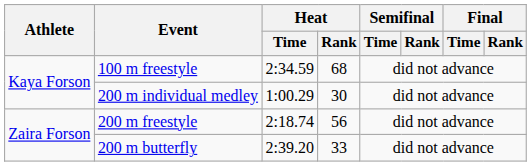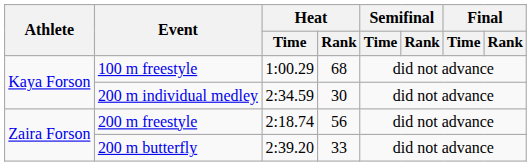(290, 69) 2:34.59 -> (290, 69) 1:00.29
(290, 95) 1:00.29 -> (290, 95) 2:34.59
